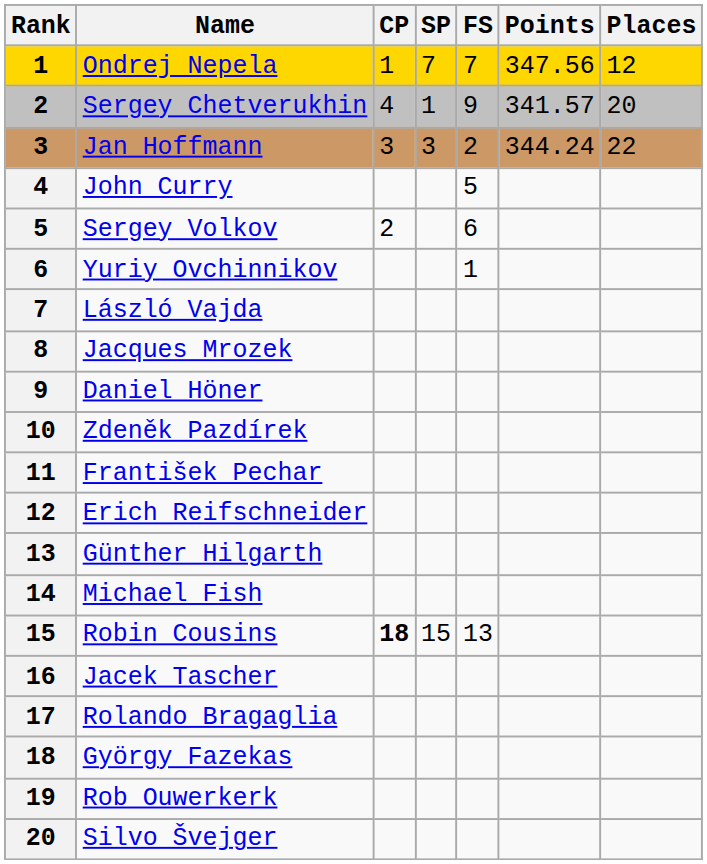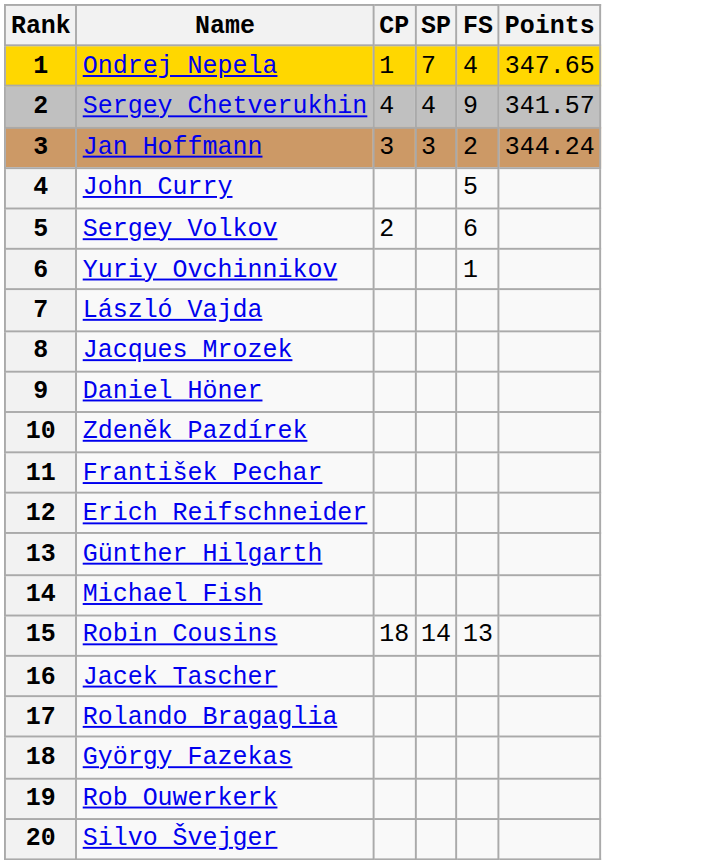- column: (651, 25)
(470, 66) 7 -> (470, 66) 4
(550, 66) 347.56 -> (550, 66) 347.65
(429, 107) 1 -> (429, 107) 4
(394, 635) bold -> (394, 635) normal
(436, 635) 15 -> (436, 635) 14
